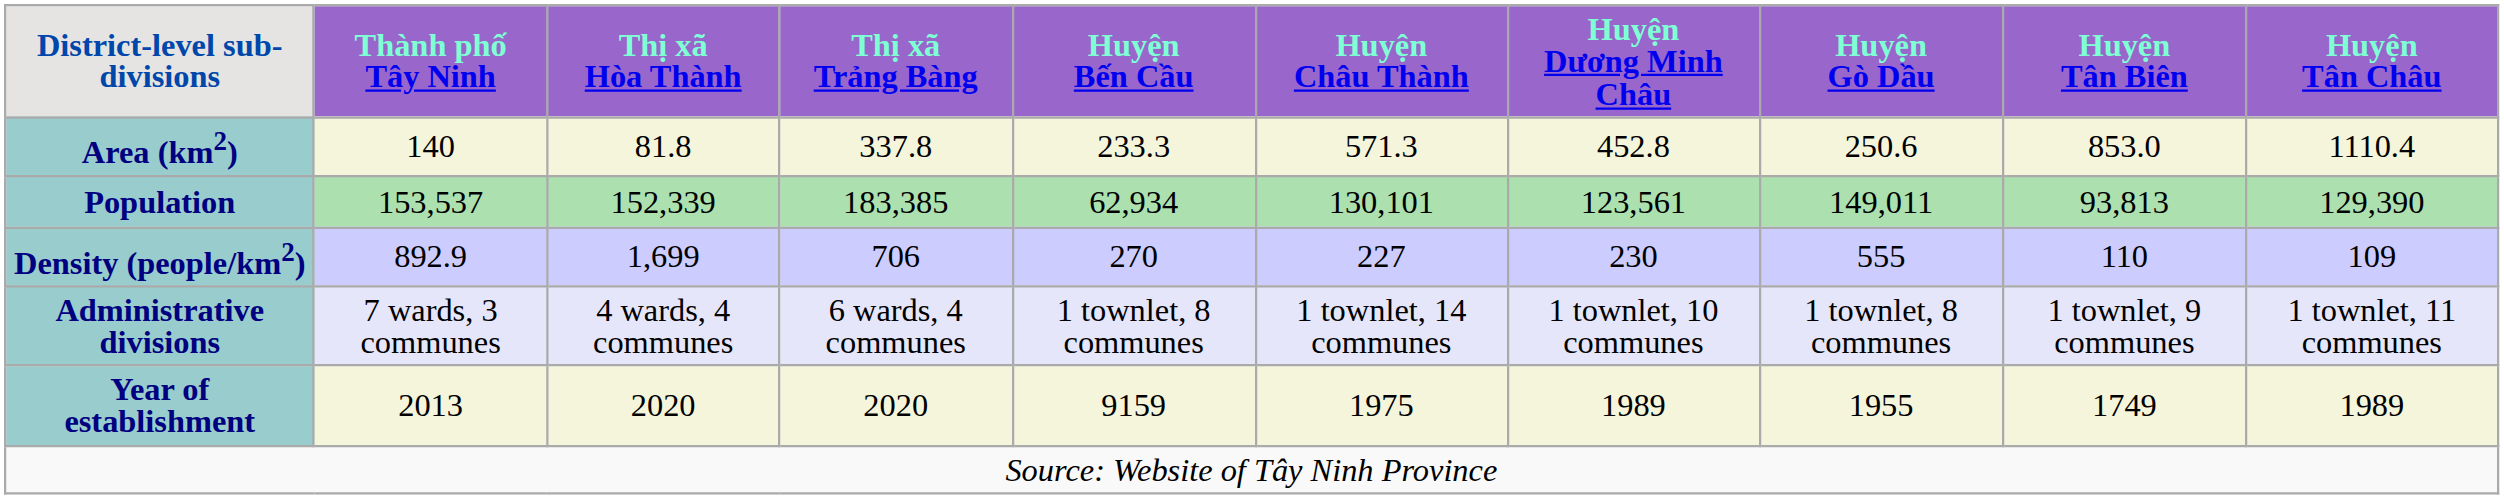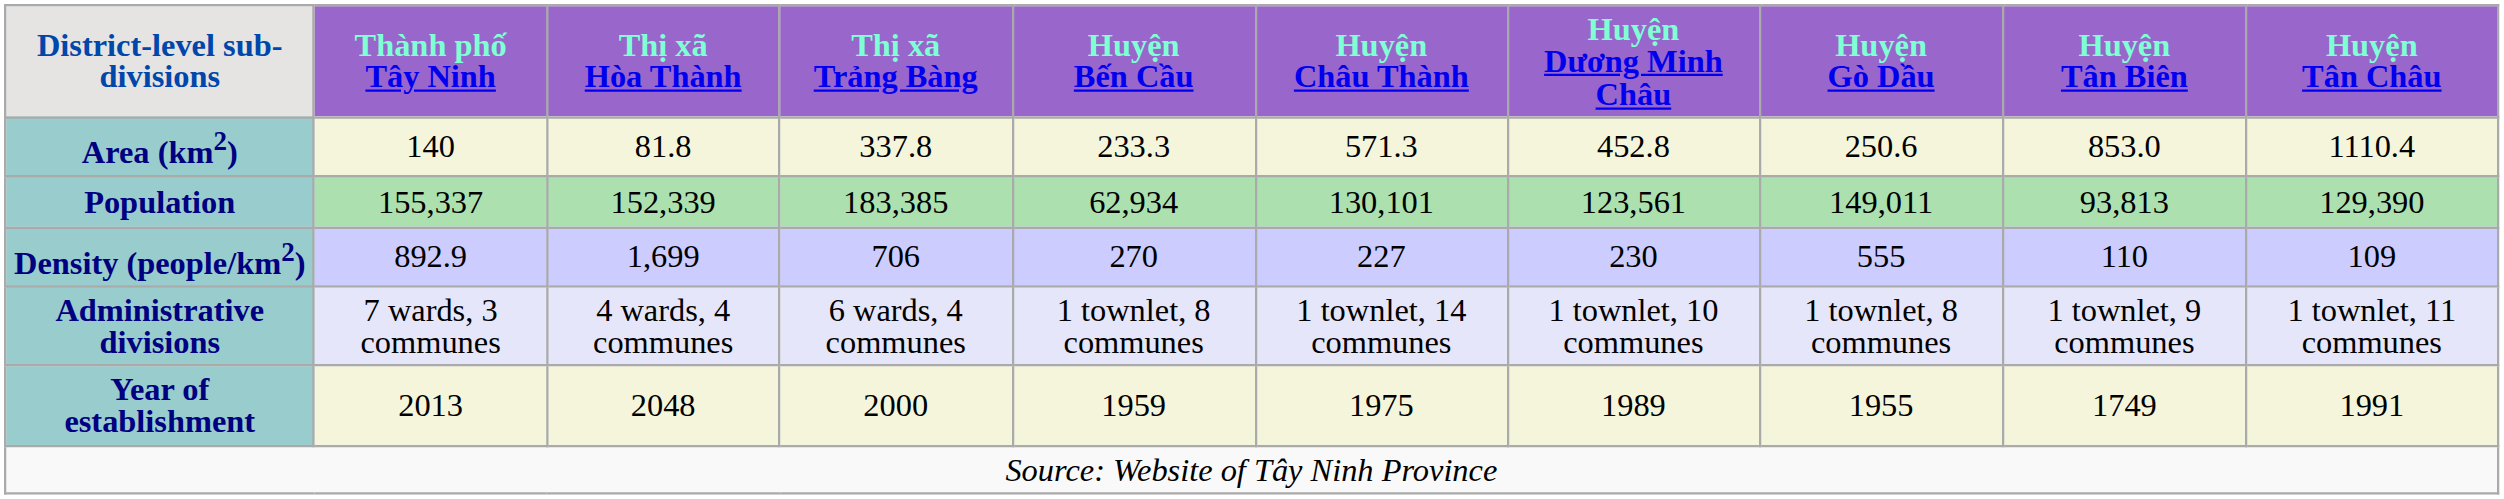(431, 201) 153,537 -> (431, 201) 155,337
(663, 405) 2020 -> (663, 405) 2048
(896, 405) 2020 -> (896, 405) 2000
(1134, 405) 9159 -> (1134, 405) 1959
(2372, 405) 1989 -> (2372, 405) 1991
